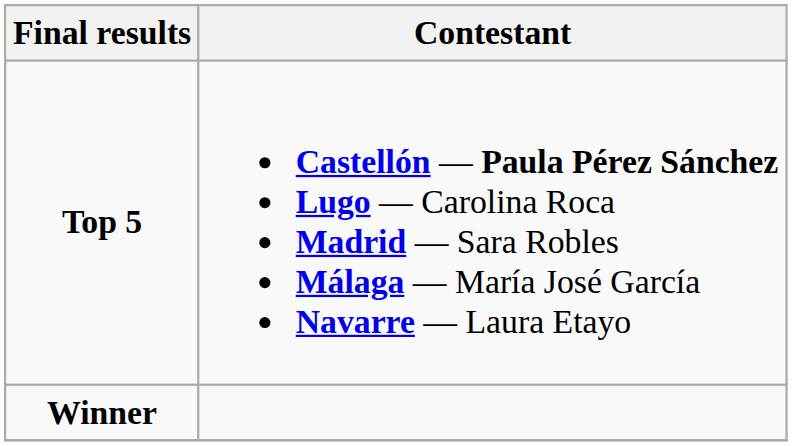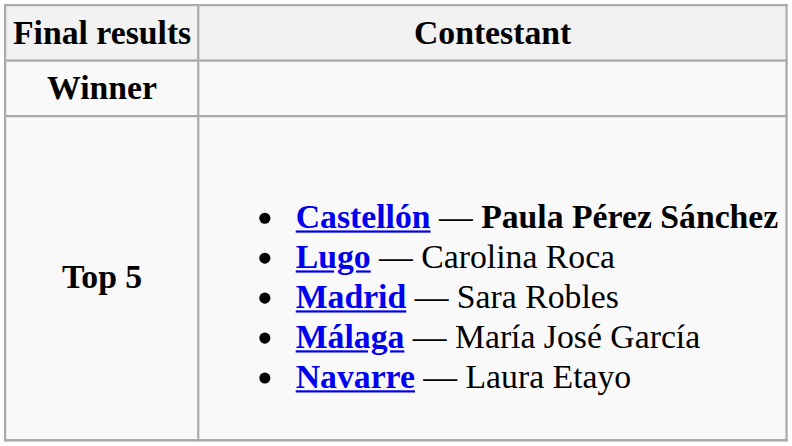rows swapped: (102, 411) <-> (102, 221)
